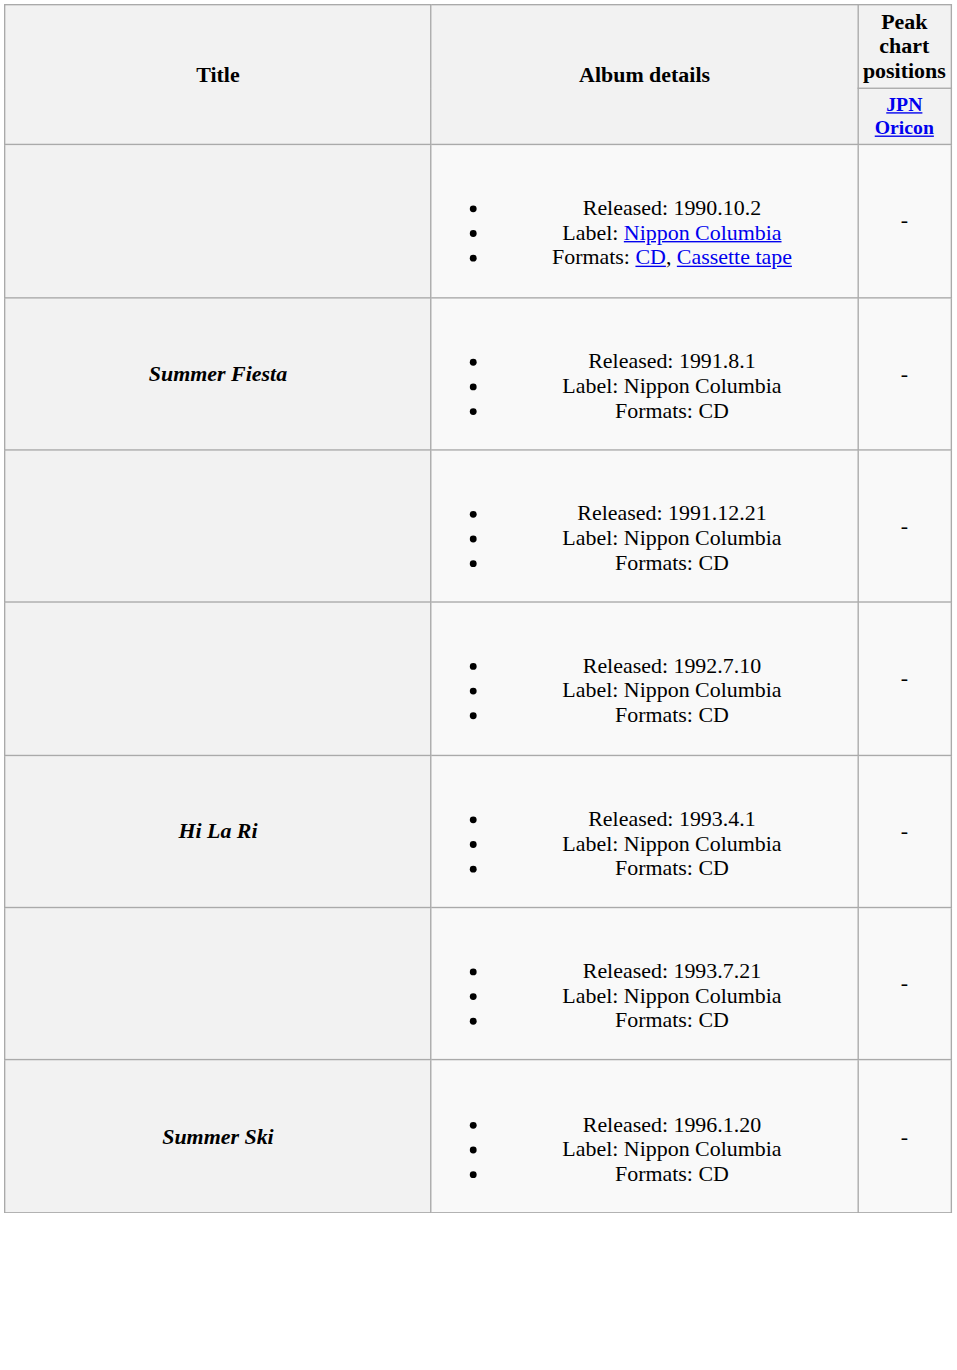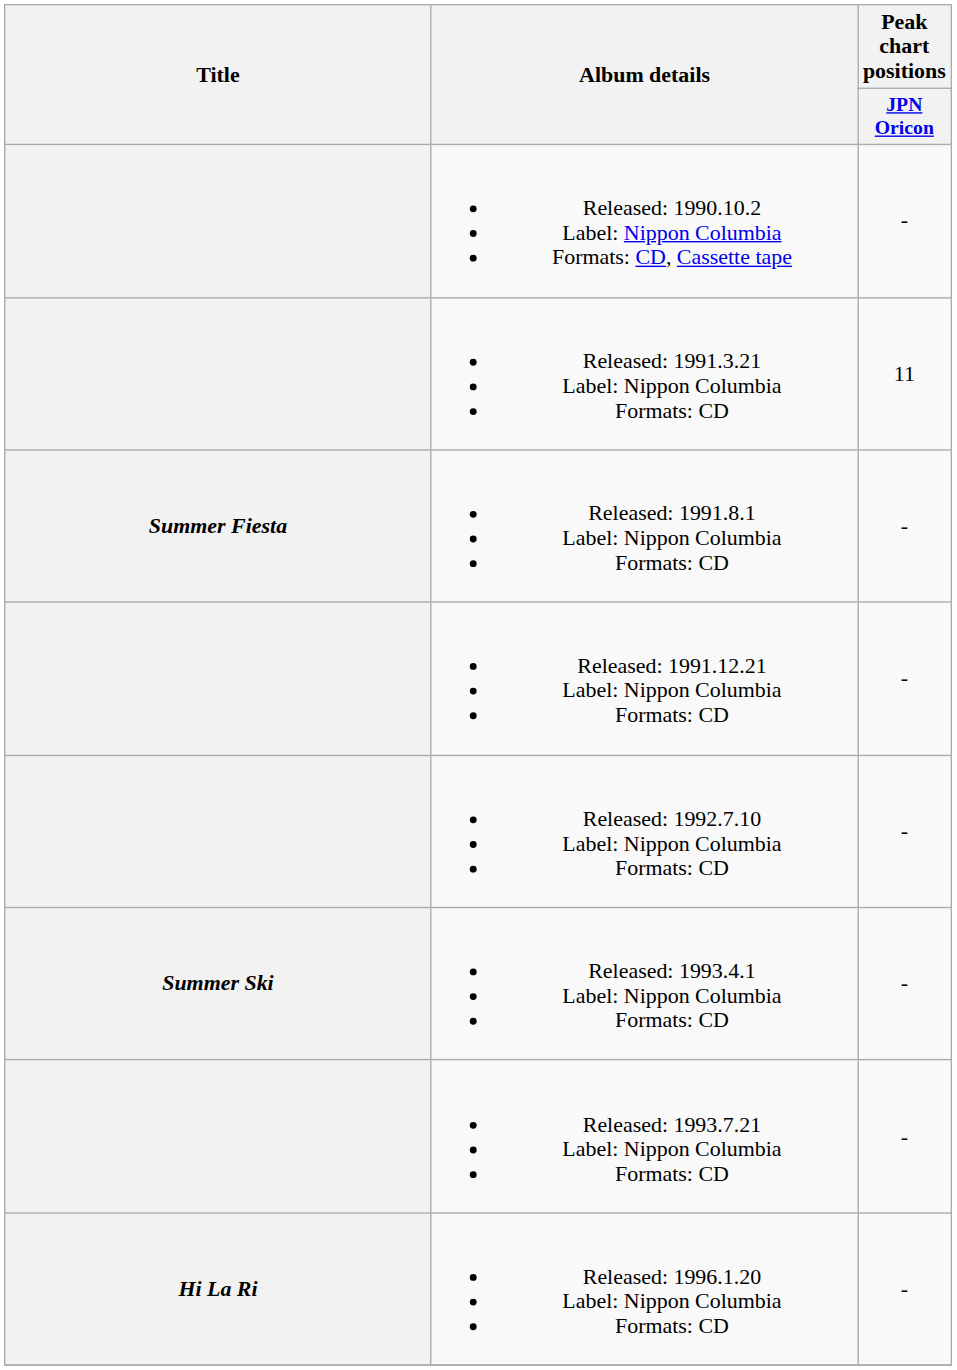+ row: (645, 386)
(218, 831) Hi La Ri -> (218, 983) Summer Ski
(218, 1136) Summer Ski -> (218, 1288) Hi La Ri
